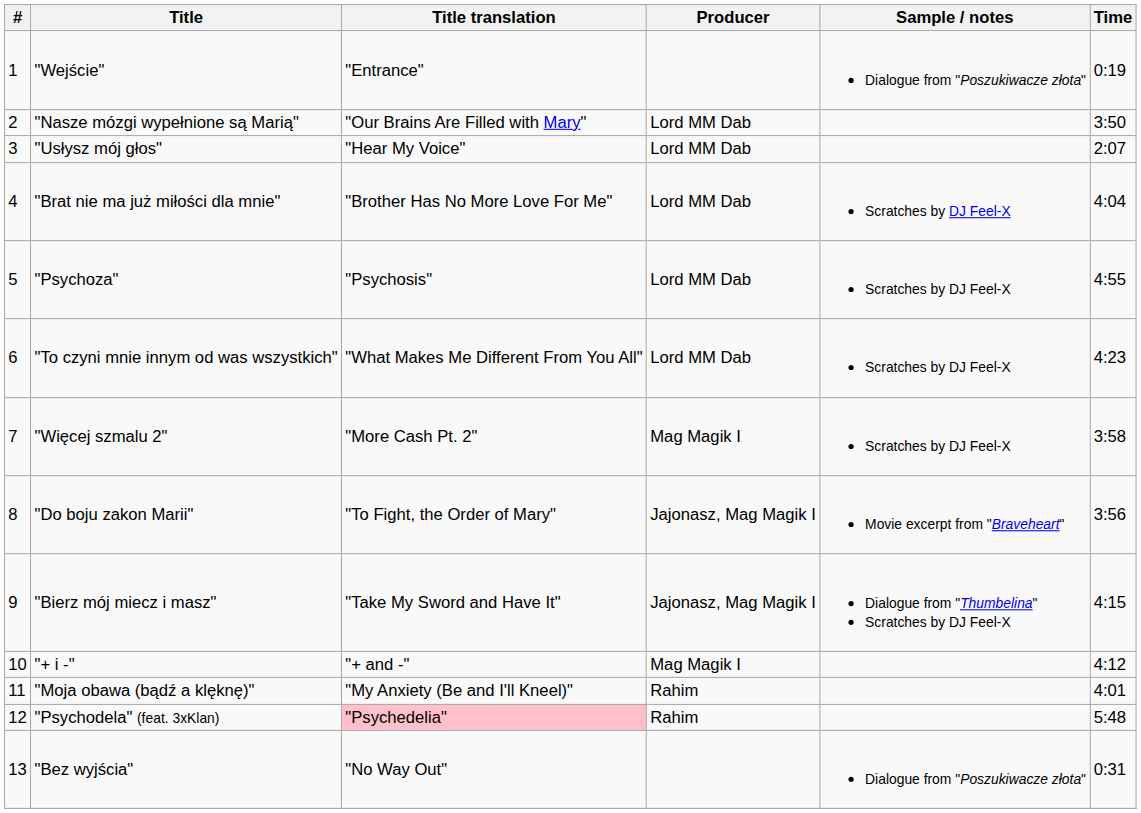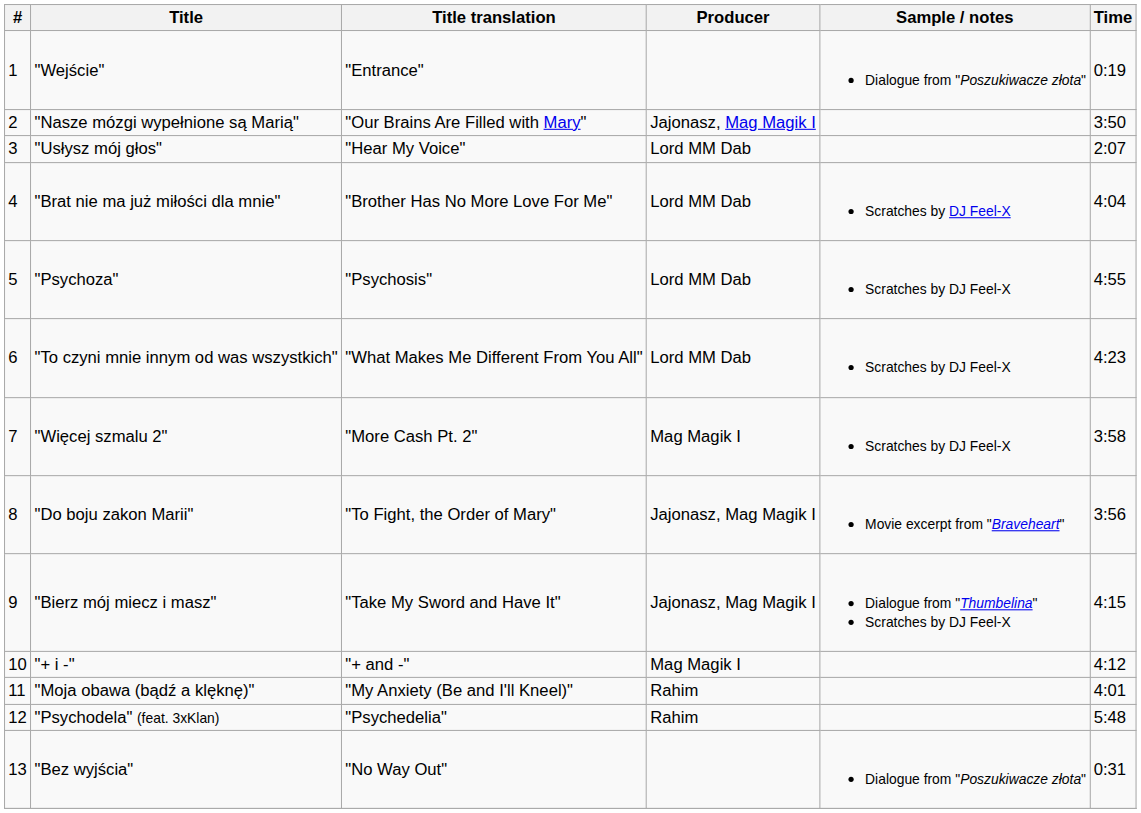(701, 122) Lord MM Dab -> (733, 122) Jajonasz, Mag Magik I
(396, 717) pink background -> (396, 717) no background
